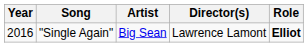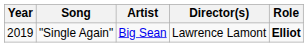(20, 32) 2016 -> (20, 32) 2019
